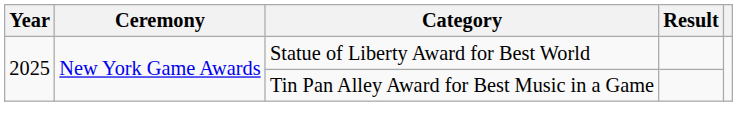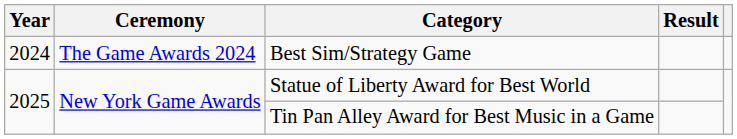+ row: (370, 52)
